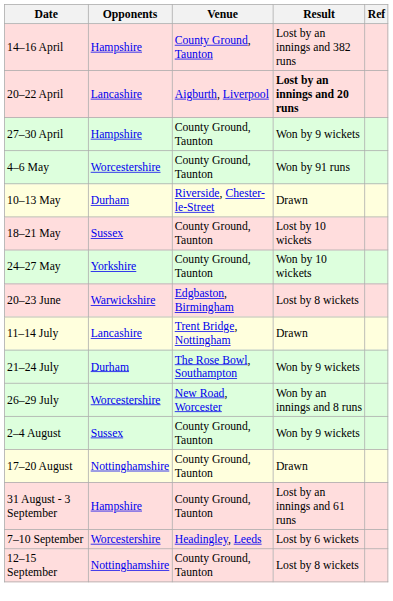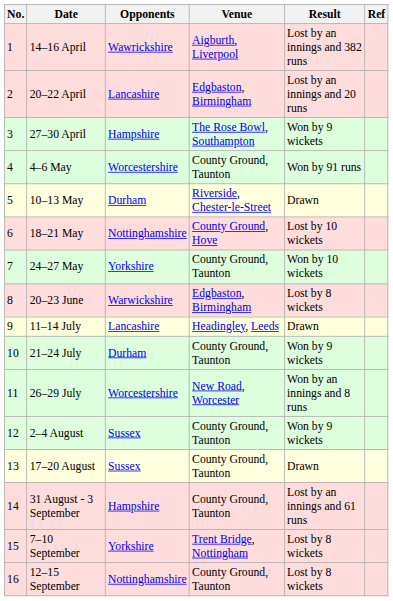+ column: (16, 14)
(116, 47) Hampshire -> (140, 47) Wawrickshire
(213, 47) County Ground, Taunton -> (215, 47) Aigburth, Liverpool
(222, 94) Aigburth, Liverpool -> (222, 94) Edgbaston, Birmingham
(312, 94) bold -> (322, 94) normal
(213, 134) County Ground, Taunton -> (230, 134) The Rose Bowl, Southampton
(107, 234) Sussex -> (147, 234) Nottinghamshire
(213, 234) County Ground, Taunton -> (230, 234) County Ground, Hove
(206, 333) Trent Bridge, Nottingham -> (236, 326) Headingley, Leeds
(213, 366) The Rose Bowl, Southampton -> (230, 352) County Ground, Taunton
(130, 466) Nottinghamshire -> (124, 466) Sussex
(126, 539) Worcestershire -> (131, 546) Yorkshire
(218, 539) Headingley, Leeds -> (223, 546) Trent Bridge, Nottingham
(317, 539) Lost by 6 wickets -> (309, 546) Lost by 8 wickets
